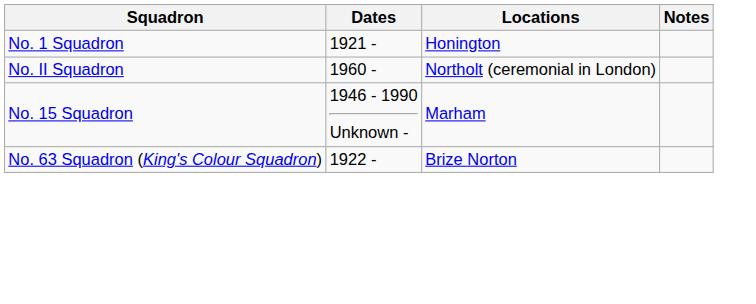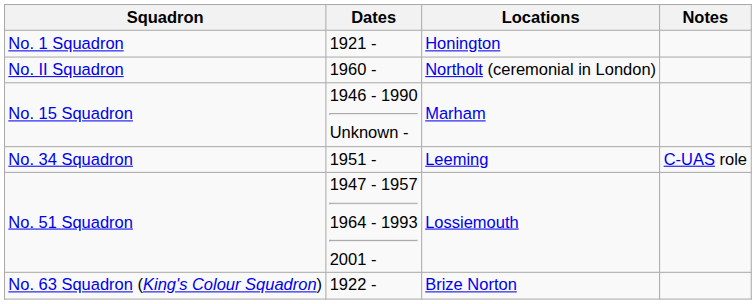+ row: (71, 159)
+ row: (71, 222)
